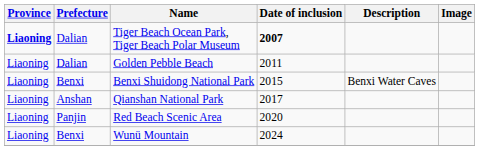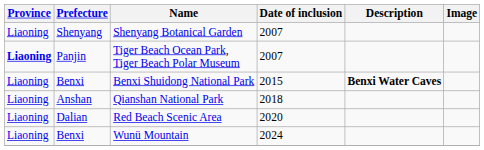+ row: (178, 31)
(72, 38) Dalian -> (71, 56) Panjin
(271, 38) bold -> (271, 56) normal
- row: (163, 63)
(392, 81) normal -> (394, 81) bold
(271, 99) 2017 -> (271, 99) 2018
(71, 117) Panjin -> (72, 117) Dalian
